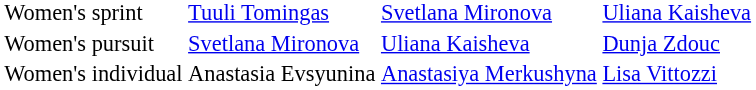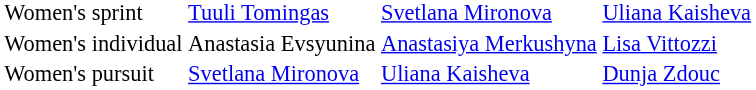rows swapped: (79, 43) <-> (93, 74)
